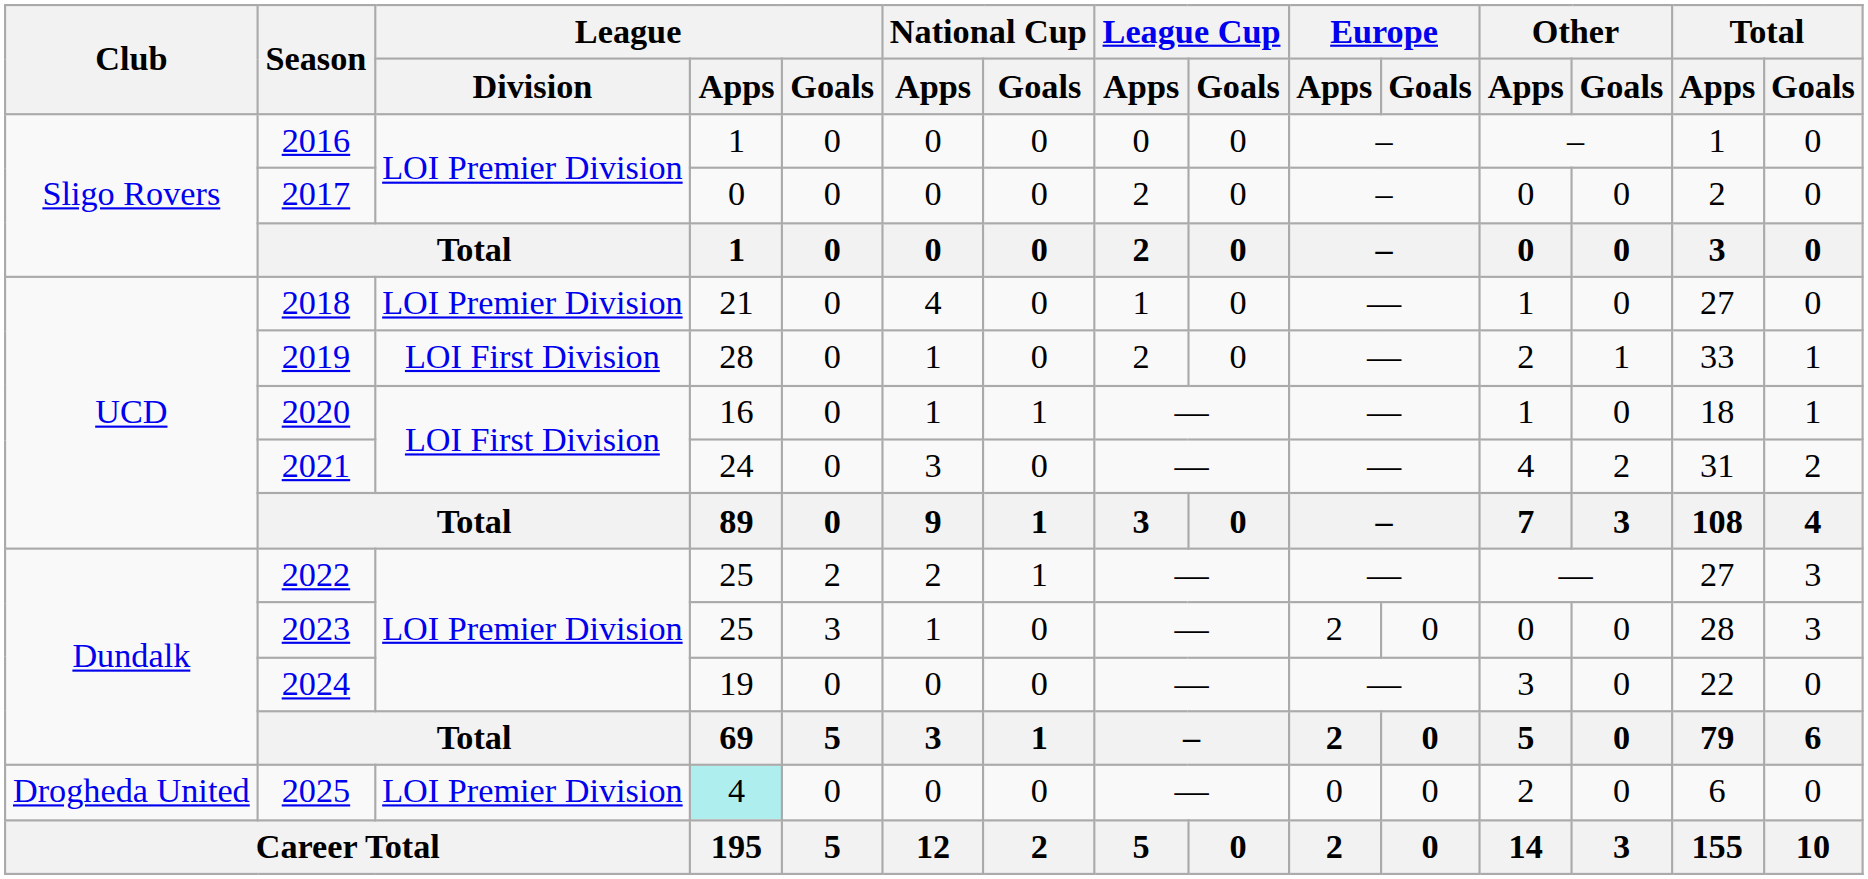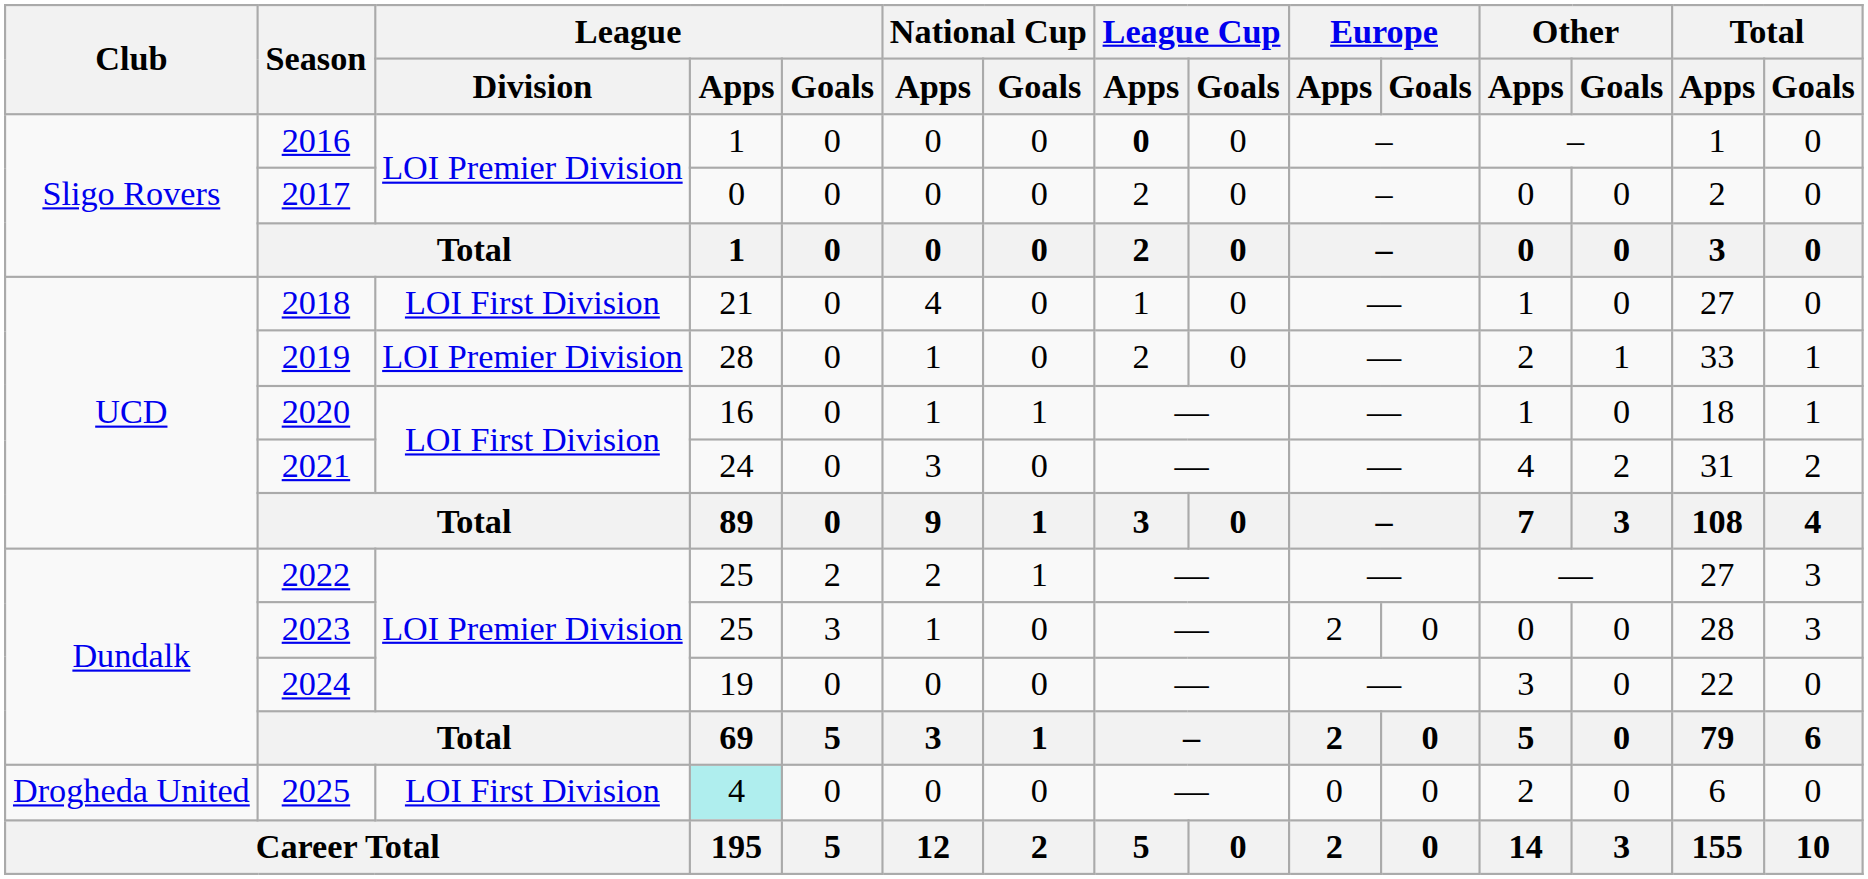(1141, 140) normal -> (1141, 140) bold
(532, 303) LOI Premier Division -> (532, 303) LOI First Division
(532, 357) LOI First Division -> (532, 357) LOI Premier Division
(532, 791) LOI Premier Division -> (532, 791) LOI First Division
